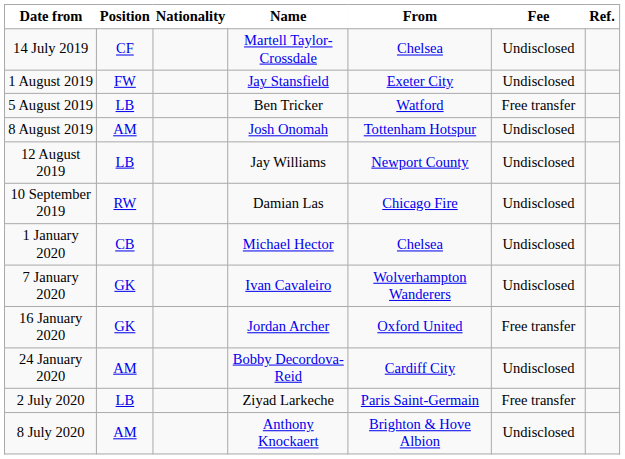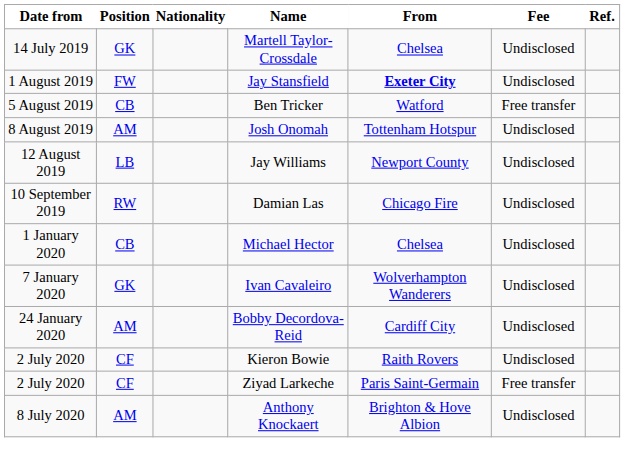(125, 49) CF -> (125, 49) GK
(420, 82) normal -> (420, 82) bold
(125, 106) LB -> (125, 106) CB
- row: (288, 327)
+ row: (288, 359)
(125, 400) LB -> (125, 383) CF
